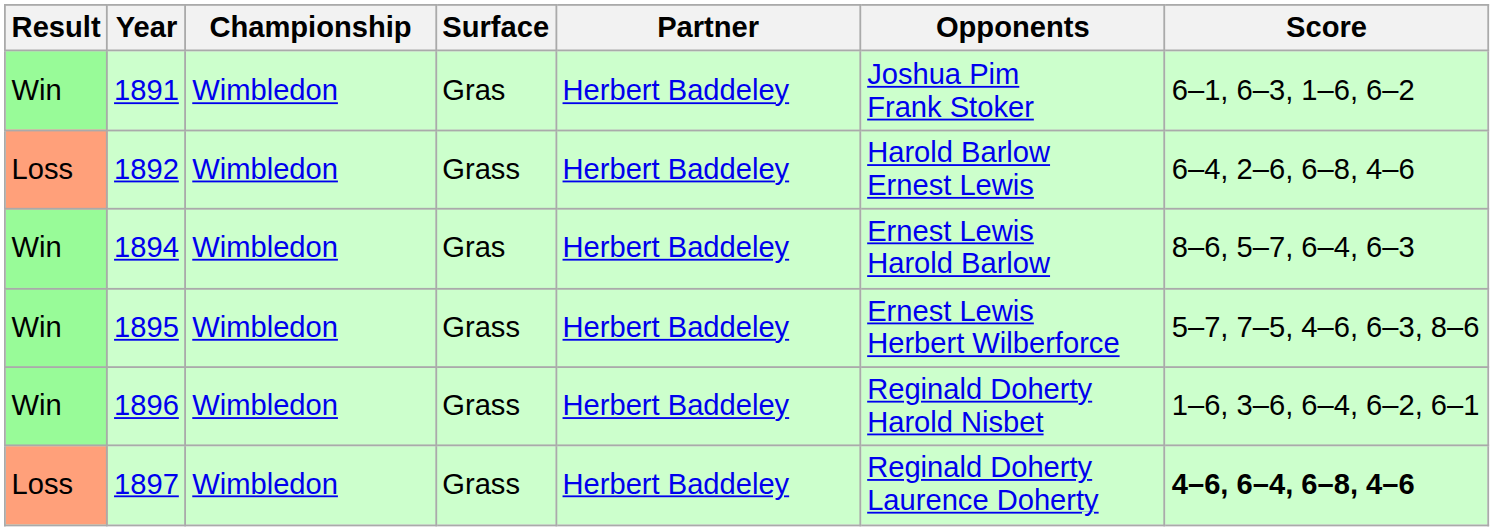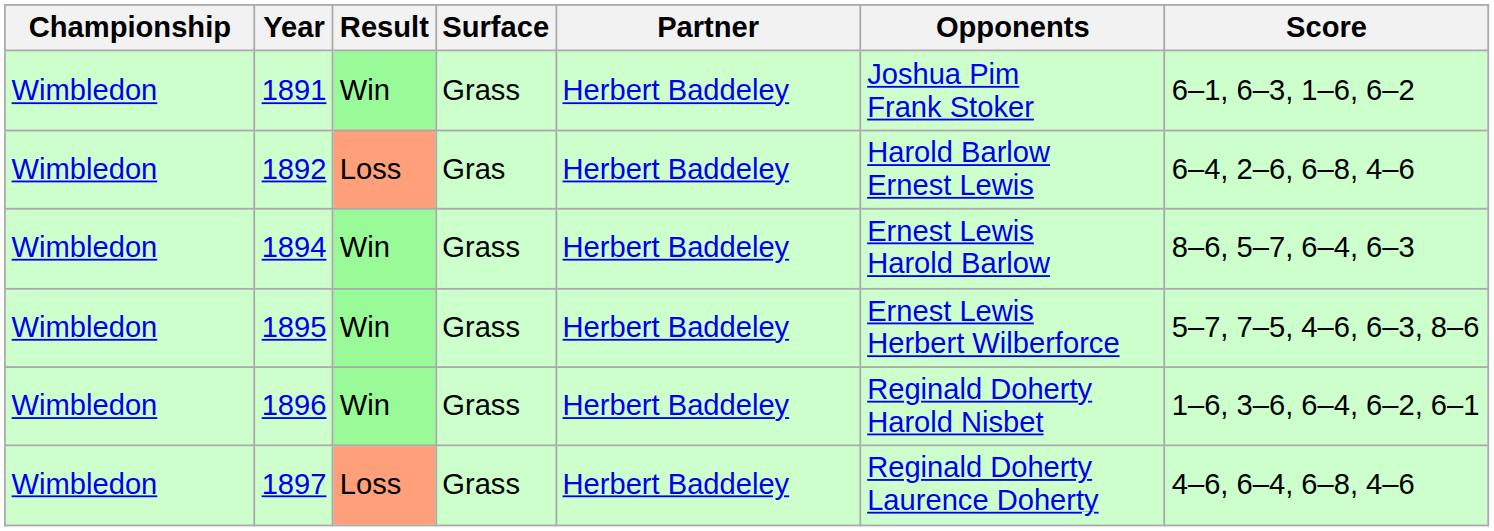columns swapped: (56, 27) <-> (311, 27)
(474, 90) Gras -> (481, 90) Grass
(481, 169) Grass -> (474, 169) Gras
(474, 248) Gras -> (481, 248) Grass
(1293, 484) bold -> (1293, 484) normal
